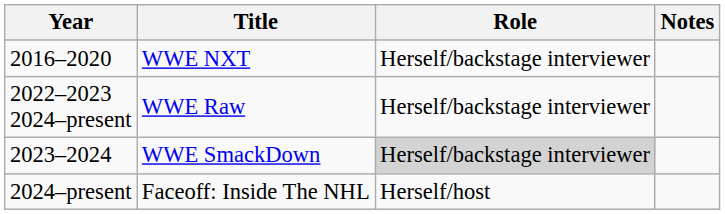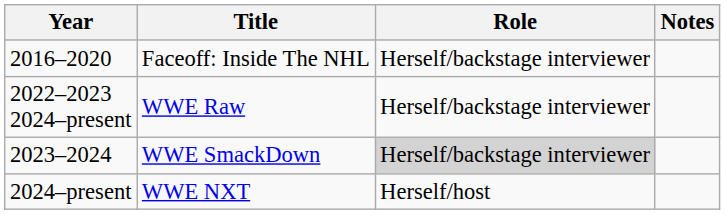(196, 58) WWE NXT -> (256, 58) Faceoff: Inside The NHL
(256, 190) Faceoff: Inside The NHL -> (196, 190) WWE NXT
